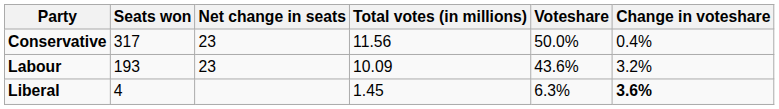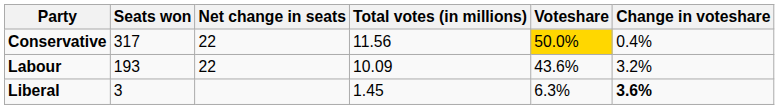(207, 41) 23 -> (207, 41) 22
(557, 41) no background -> (557, 41) gold background
(207, 66) 23 -> (207, 66) 22
(118, 91) 4 -> (118, 91) 3
